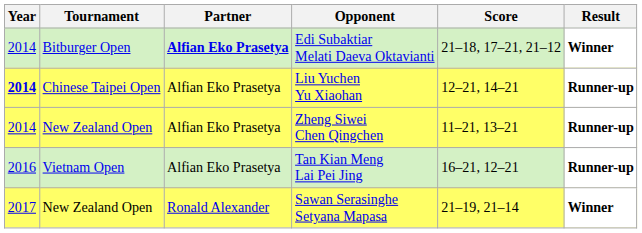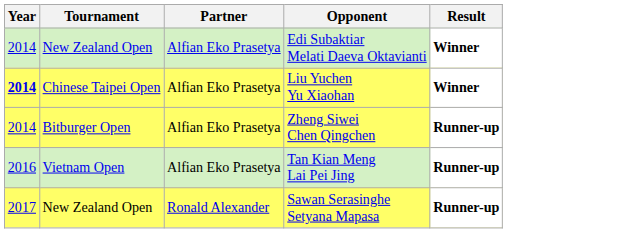- column: (501, 16)
(87, 48) Bitburger Open -> (97, 48) New Zealand Open
(228, 48) bold -> (224, 48) normal
(601, 88) Runner-up -> (456, 88) Winner
(97, 128) New Zealand Open -> (87, 128) Bitburger Open
(591, 207) Winner -> (466, 207) Runner-up
